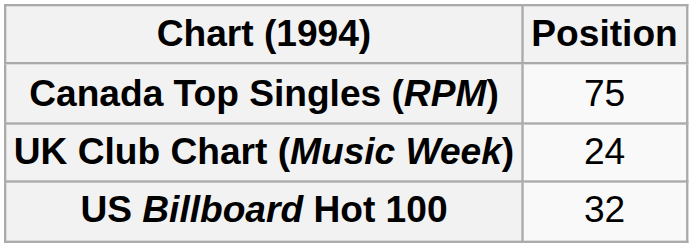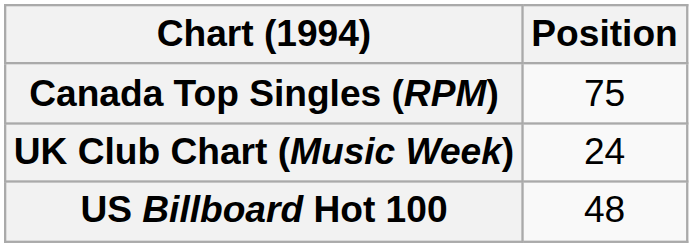(605, 210) 32 -> (605, 210) 48
